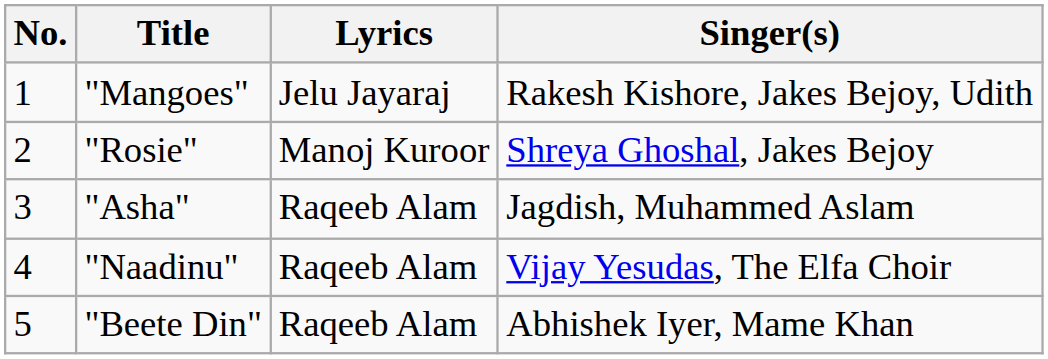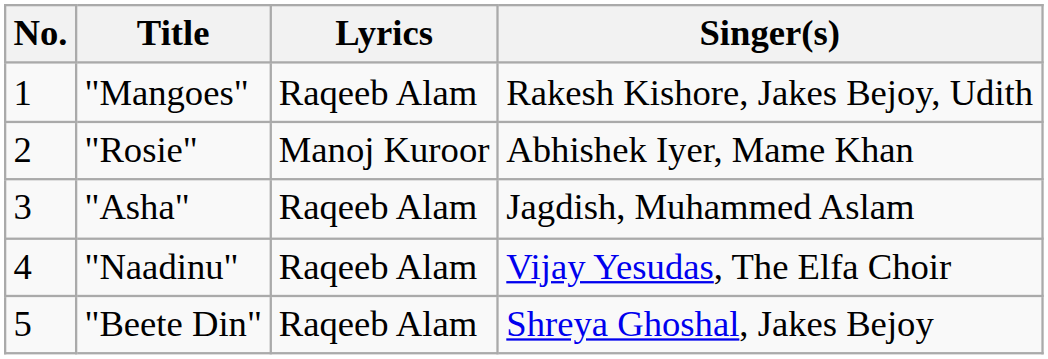(365, 91) Jelu Jayaraj -> (378, 91) Raqeeb Alam
(720, 149) Shreya Ghoshal, Jakes Bejoy -> (710, 149) Abhishek Iyer, Mame Khan
(710, 324) Abhishek Iyer, Mame Khan -> (720, 324) Shreya Ghoshal, Jakes Bejoy
